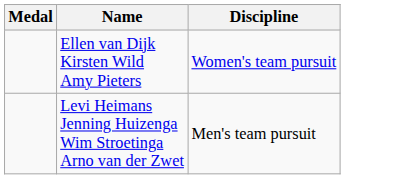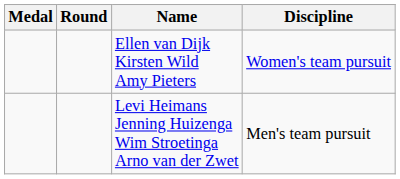+ column: (84, 17)
